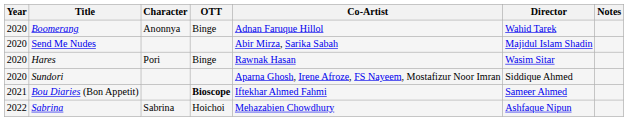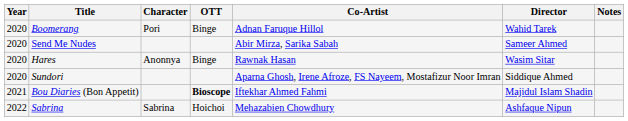(162, 28) Anonnya -> (152, 28) Pori
(549, 44) Majidul Islam Shadin -> (536, 44) Sameer Ahmed
(152, 60) Pori -> (162, 60) Anonnya
(536, 92) Sameer Ahmed -> (549, 92) Majidul Islam Shadin
